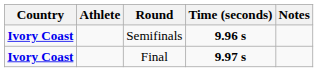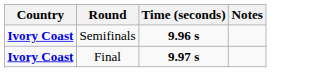- column: (100, 14)
